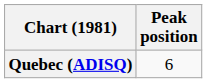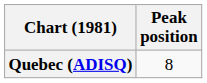(169, 63) 6 -> (169, 63) 8
